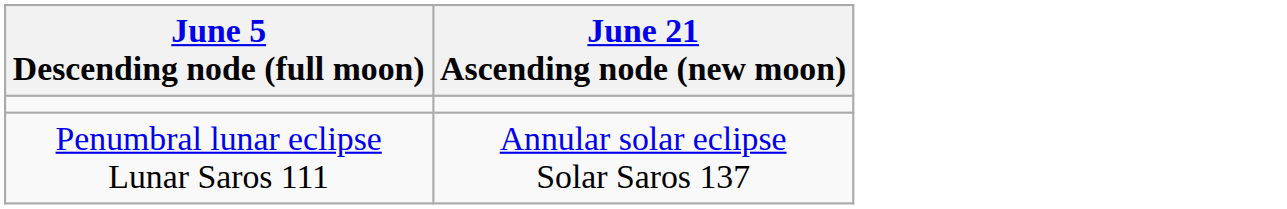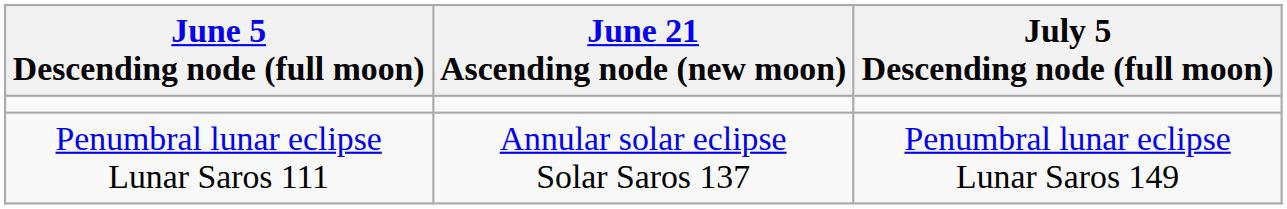+ column: (1068, 50)
